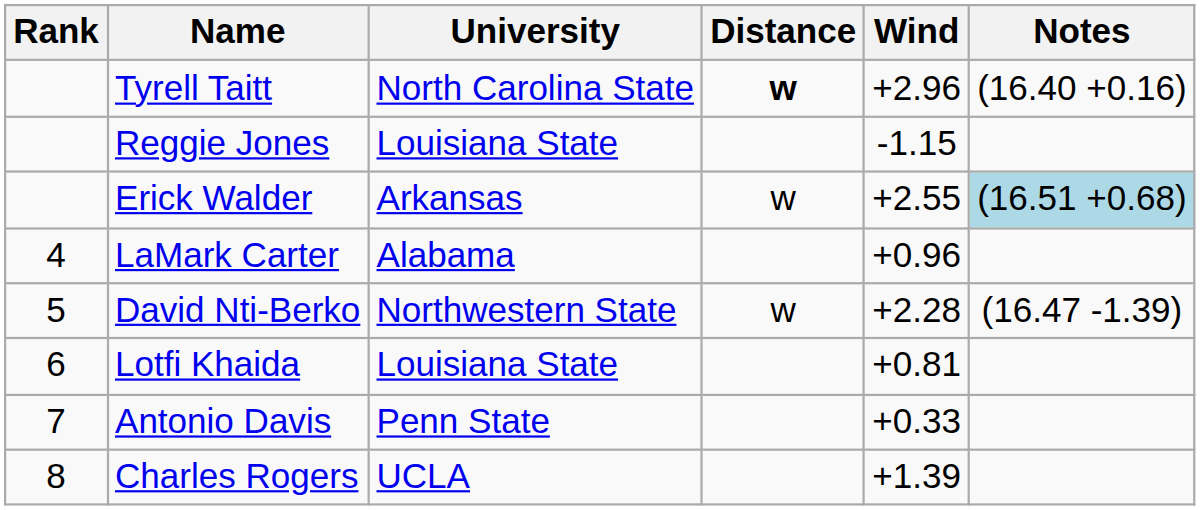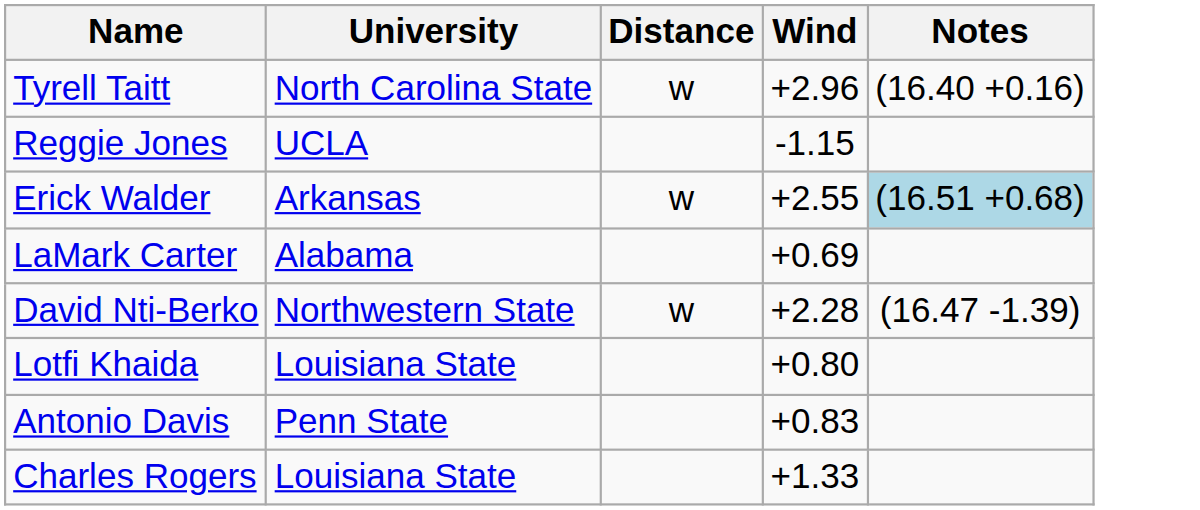- column: (56, 32)
(783, 87) bold -> (681, 87) normal
(497, 143) Louisiana State -> (321, 143) UCLA
(917, 254) +0.96 -> (815, 254) +0.69
(917, 365) +0.81 -> (815, 365) +0.80
(917, 421) +0.33 -> (815, 421) +0.83
(423, 476) UCLA -> (395, 476) Louisiana State
(917, 476) +1.39 -> (815, 476) +1.33
